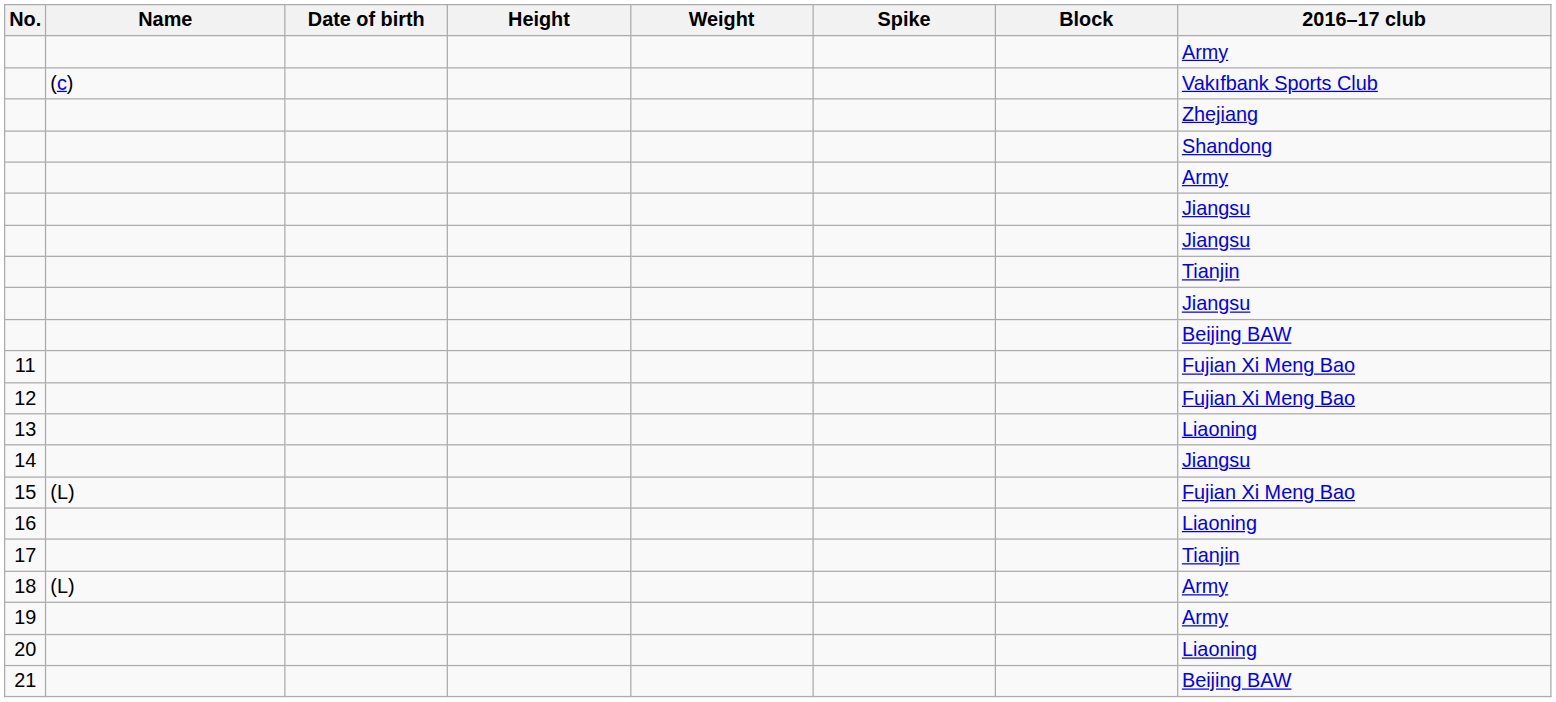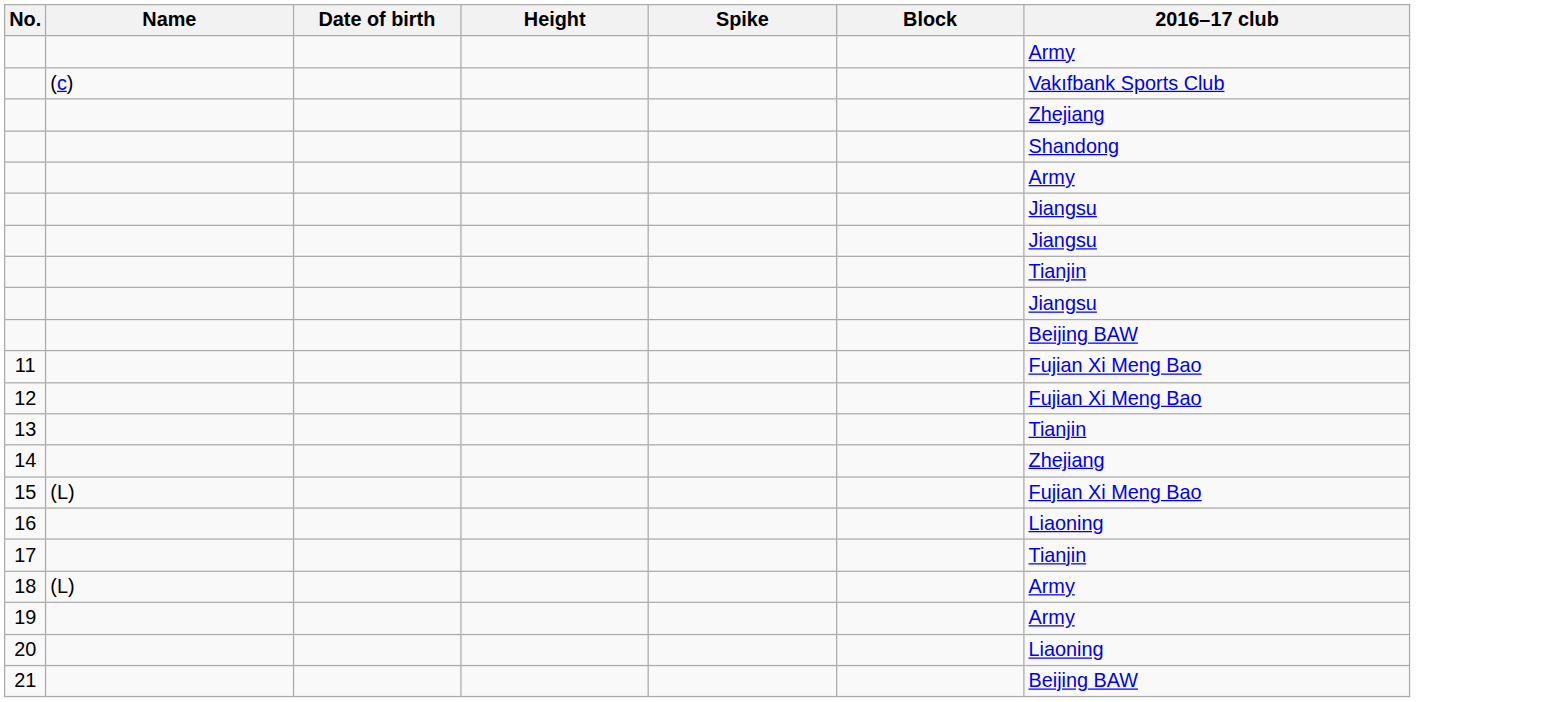- column: (722, 20)
(1219, 429) Liaoning -> (1057, 429) Tianjin
(1216, 460) Jiangsu -> (1067, 460) Zhejiang
